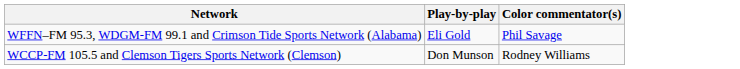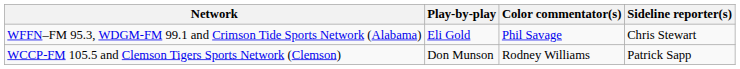+ column: (680, 14)
